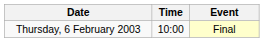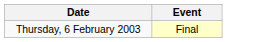- column: (171, 12)
